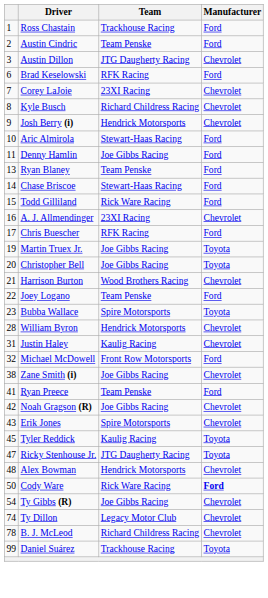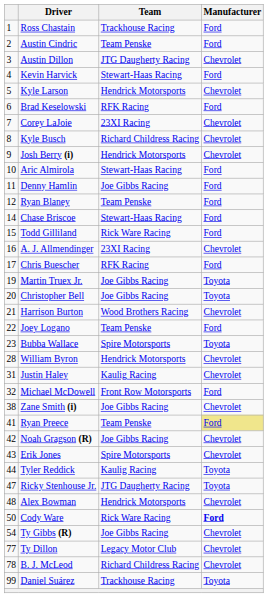+ row: (49, 75)
+ row: (44, 91)
(11, 170) 13 -> (11, 202) 12
(213, 391) no background -> (213, 423) khaki background
(11, 438) 45 -> (11, 470) 44
(11, 517) 74 -> (11, 549) 77
